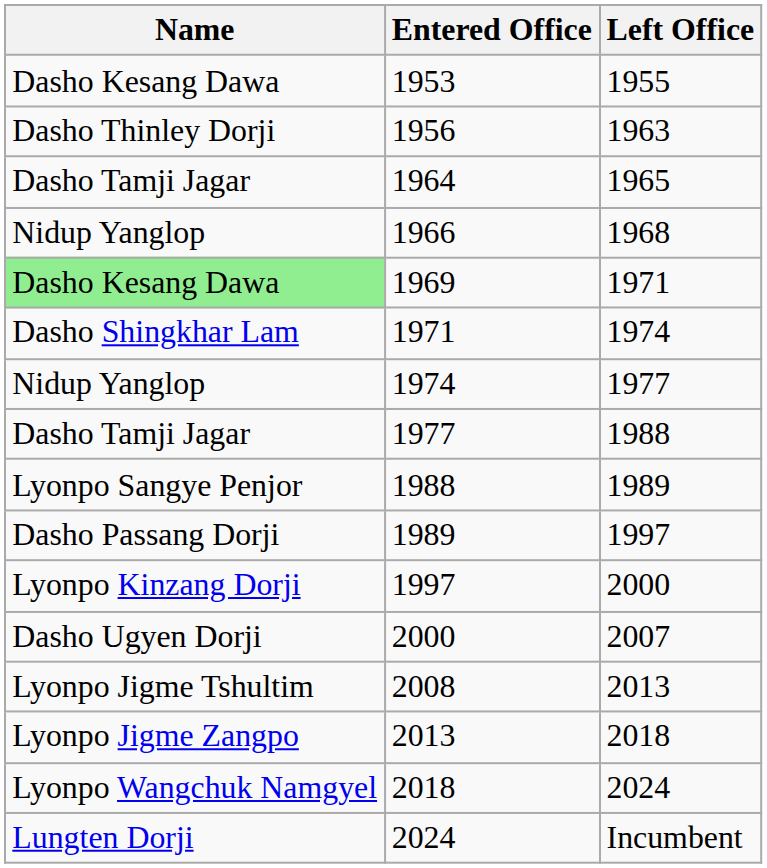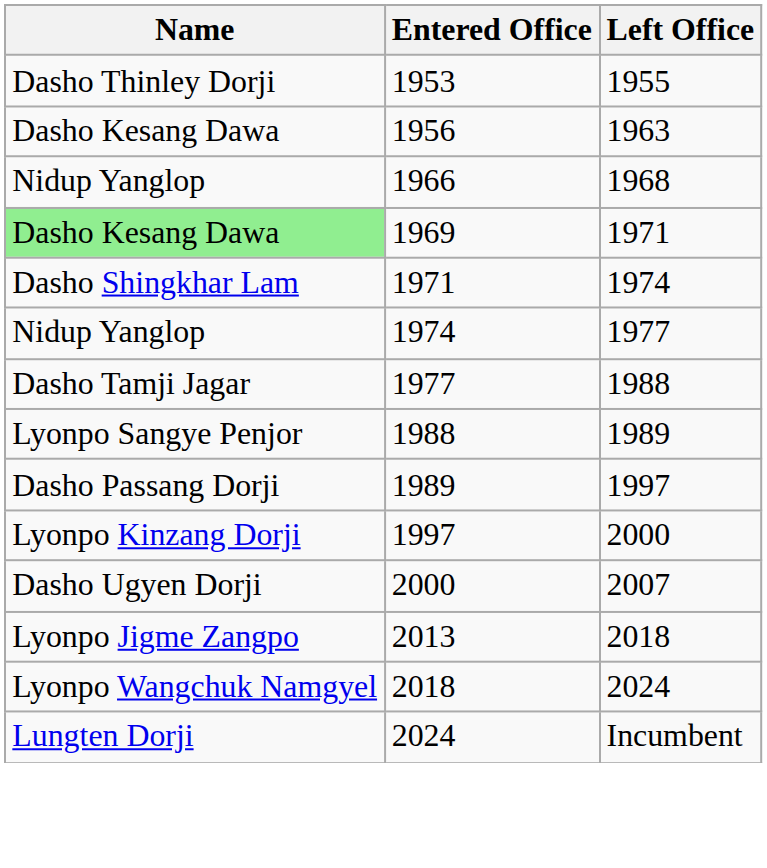(146, 80) Dasho Kesang Dawa -> (144, 80) Dasho Thinley Dorji
(144, 130) Dasho Thinley Dorji -> (146, 130) Dasho Kesang Dawa
- row: (424, 181)
- row: (424, 686)
